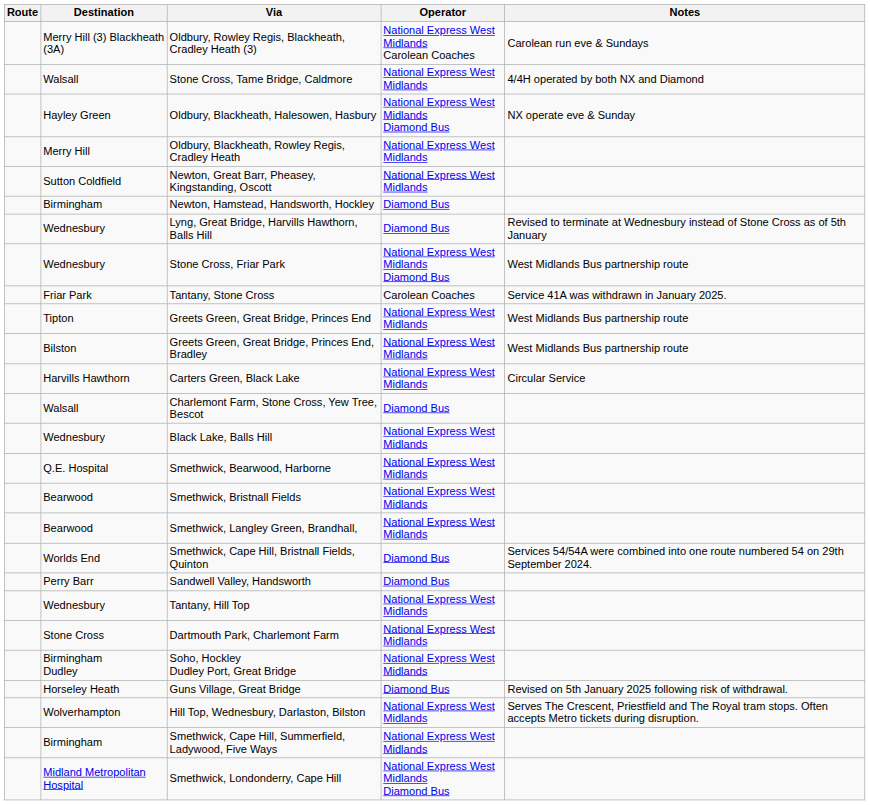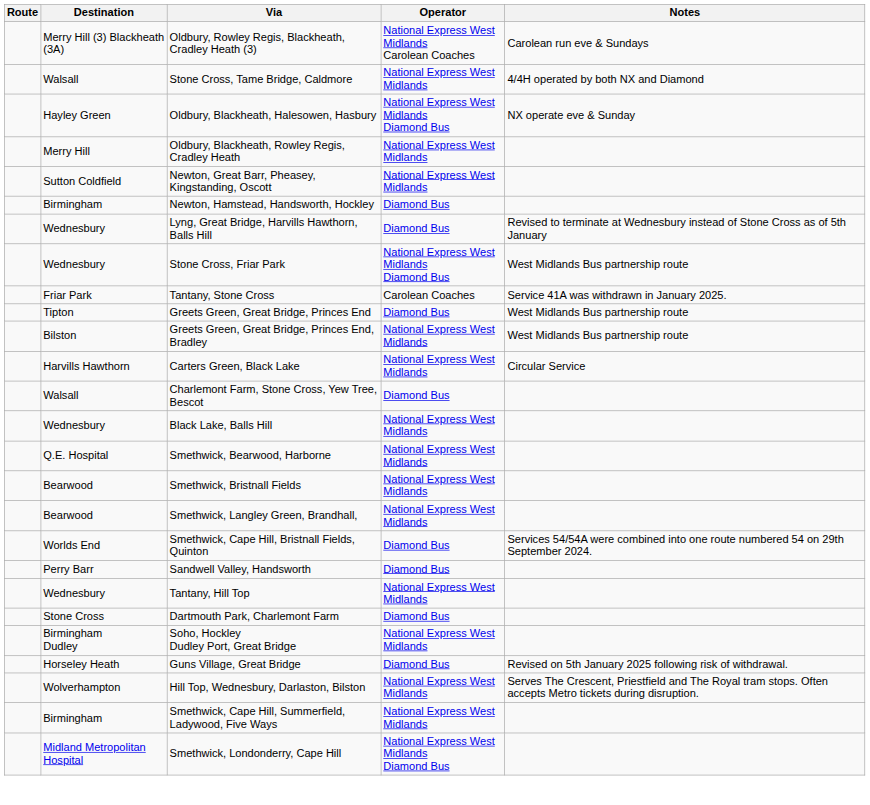(439, 318) National Express West Midlands -> (416, 312) Diamond Bus
(439, 635) National Express West Midlands -> (416, 616) Diamond Bus
